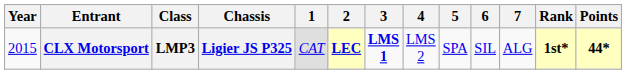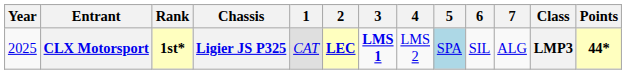columns swapped: (175, 15) <-> (556, 15)
(22, 48) 2015 -> (22, 48) 2025
(455, 48) no background -> (449, 48) lightblue background
